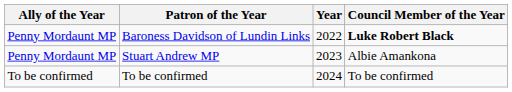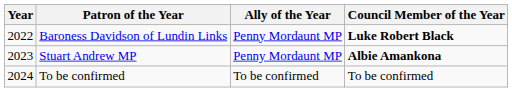columns swapped: (329, 14) <-> (62, 14)
(392, 55) normal -> (395, 55) bold
